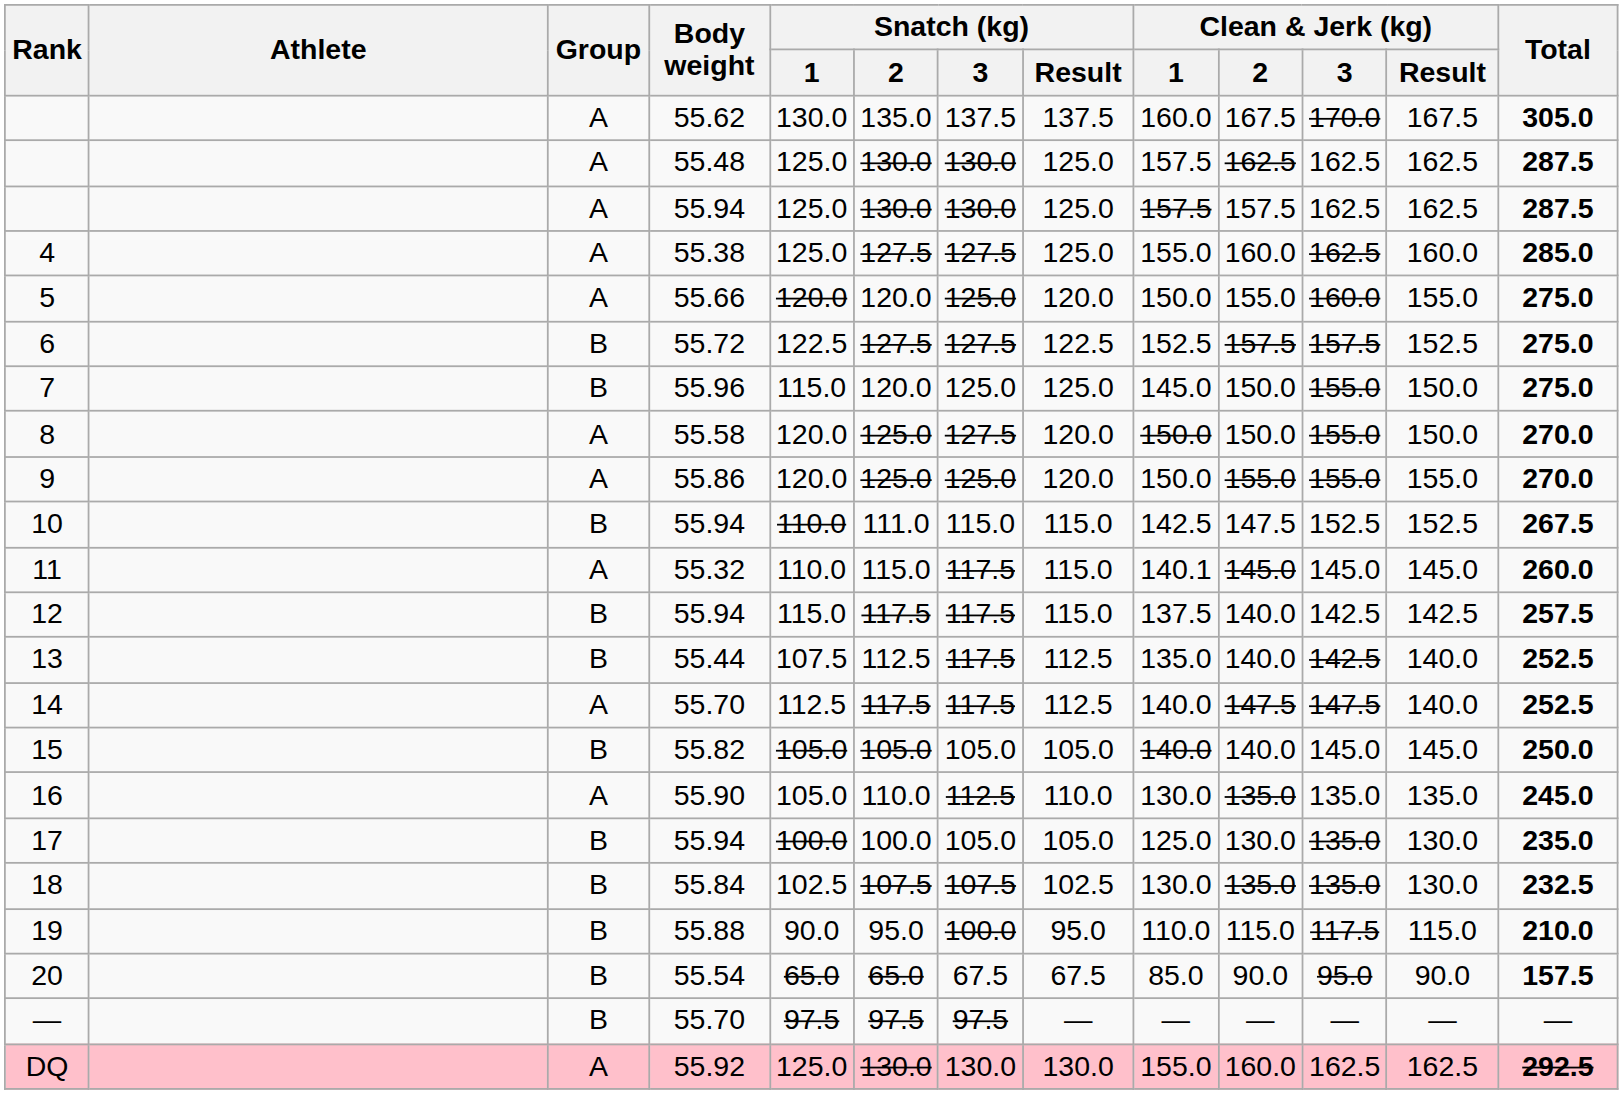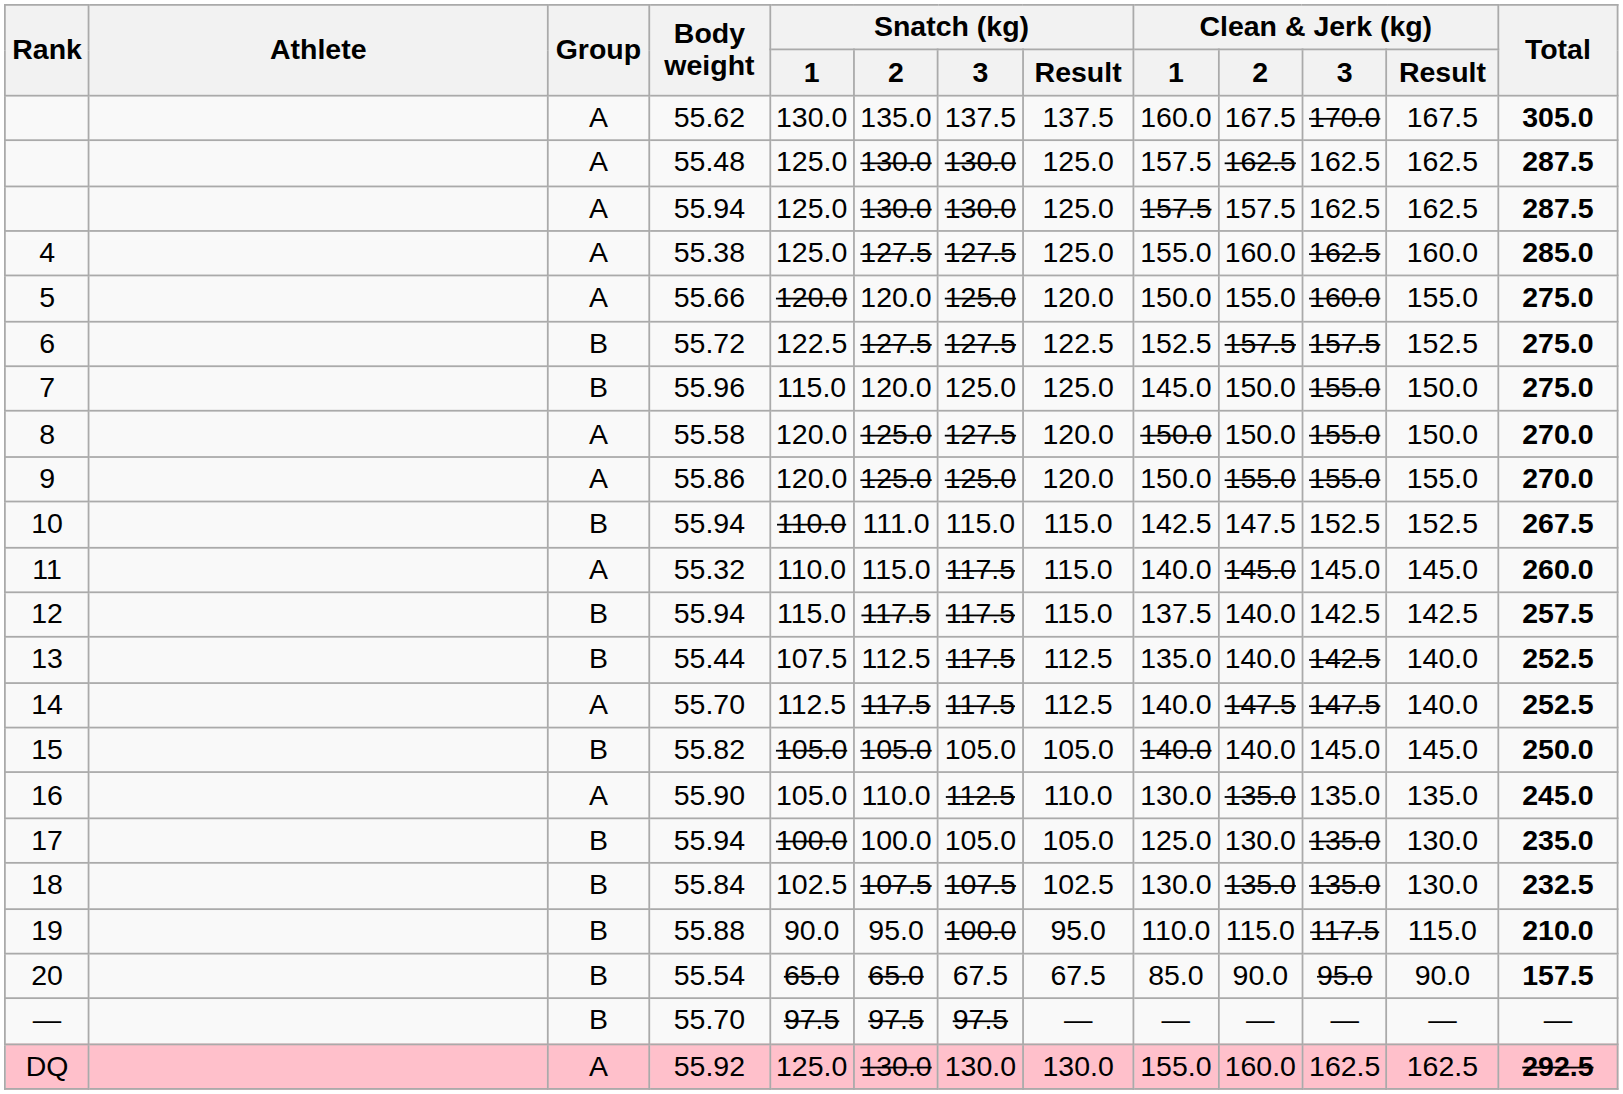(1176, 569) 140.1 -> (1176, 569) 140.0
